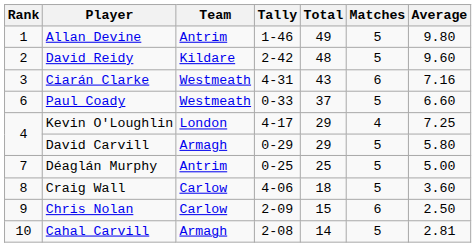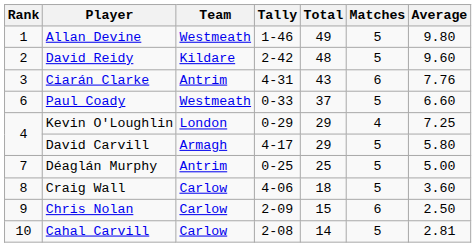(203, 37) Antrim -> (215, 37) Westmeath
(215, 80) Westmeath -> (203, 80) Antrim
(439, 80) 7.16 -> (439, 80) 7.76
(277, 123) 4-17 -> (277, 123) 0-29
(277, 145) 0-29 -> (277, 145) 4-17
(203, 231) Armagh -> (203, 231) Carlow
